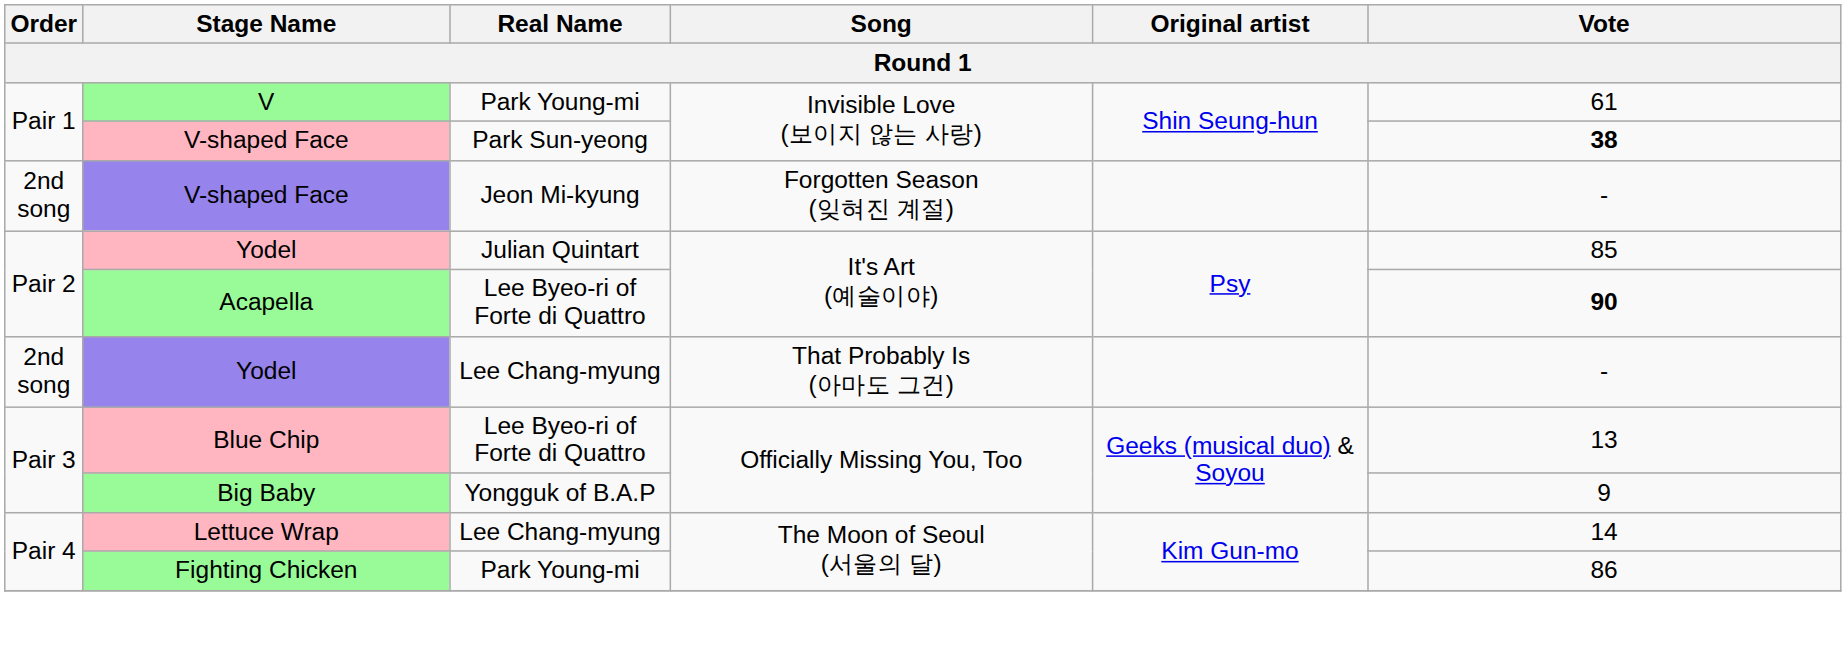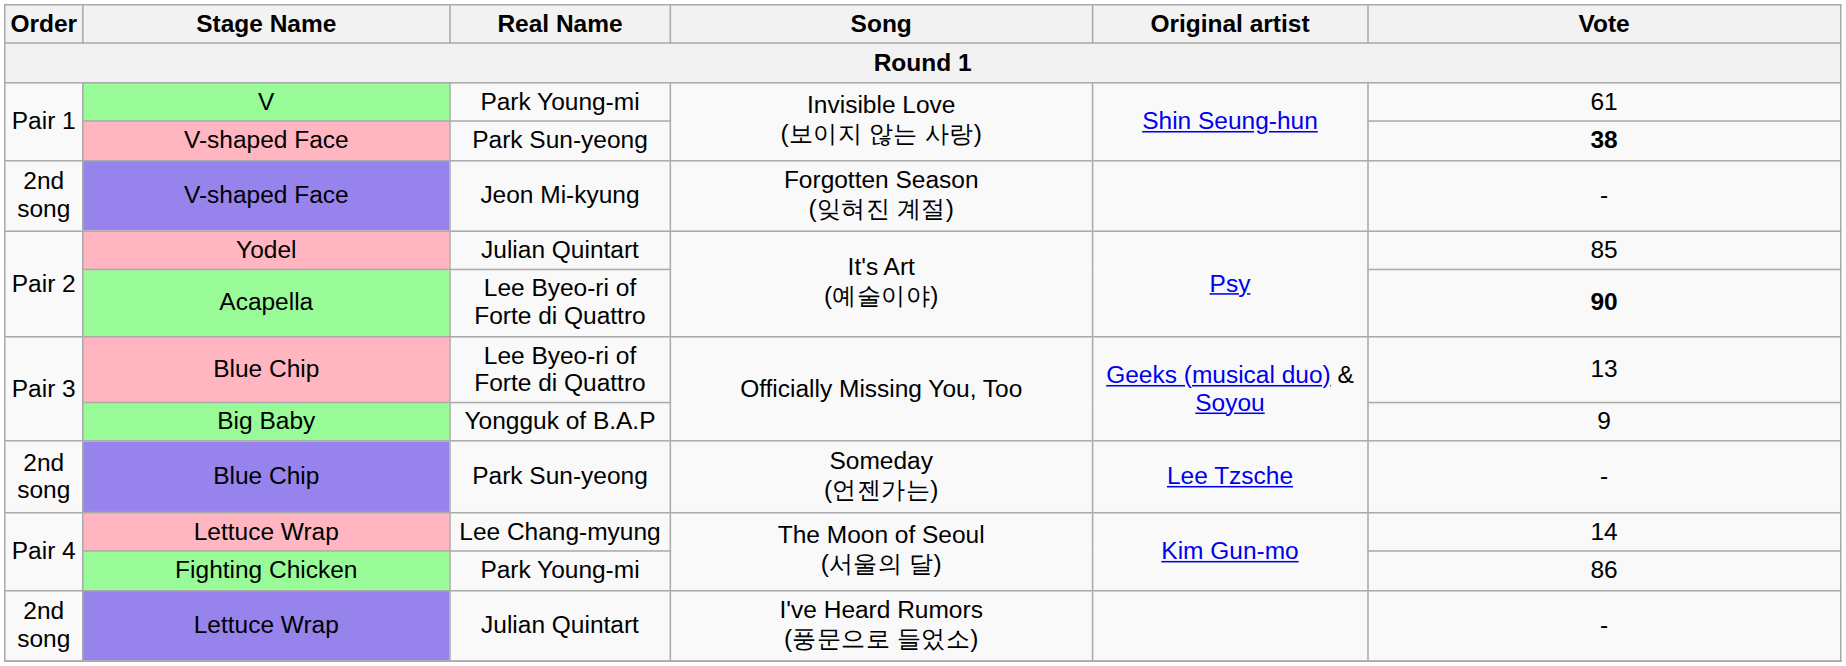- row: (266, 371)
+ row: (266, 476)
+ row: (266, 625)
